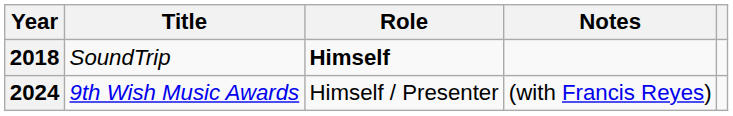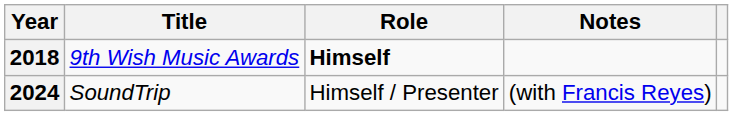(120, 57) SoundTrip -> (184, 57) 9th Wish Music Awards
(184, 92) 9th Wish Music Awards -> (120, 92) SoundTrip
